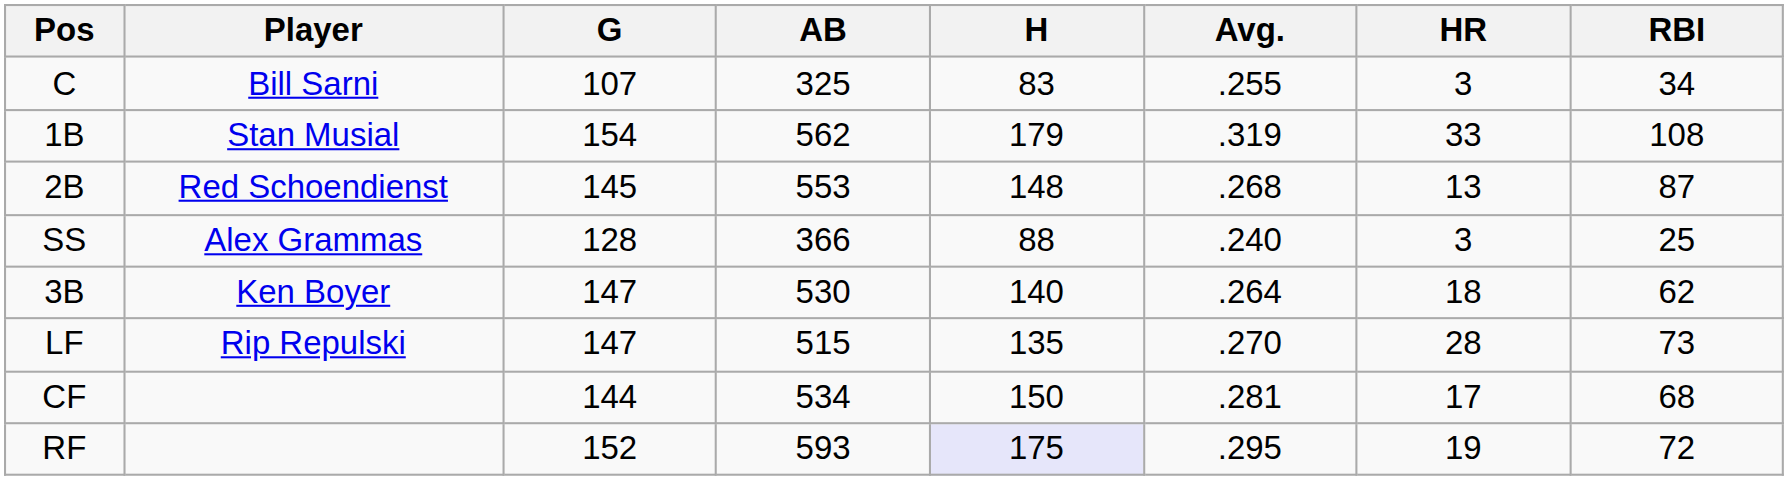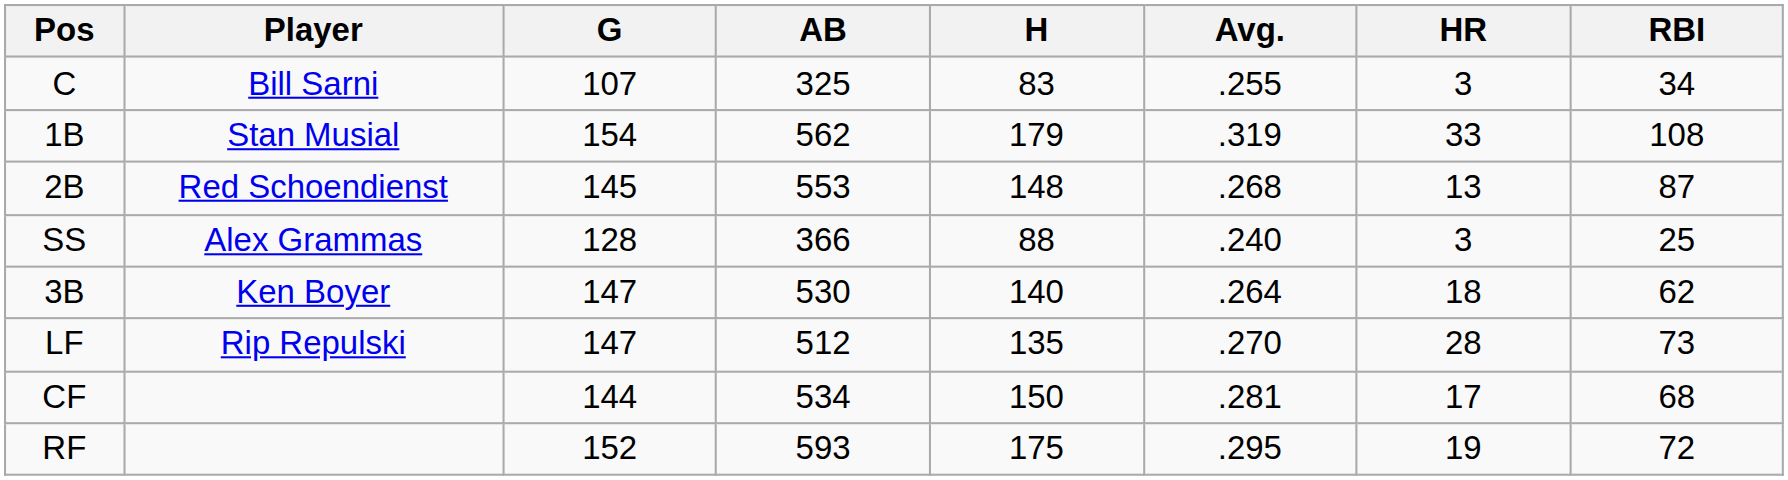(823, 344) 515 -> (823, 344) 512
(1036, 448) lavender background -> (1036, 448) no background
